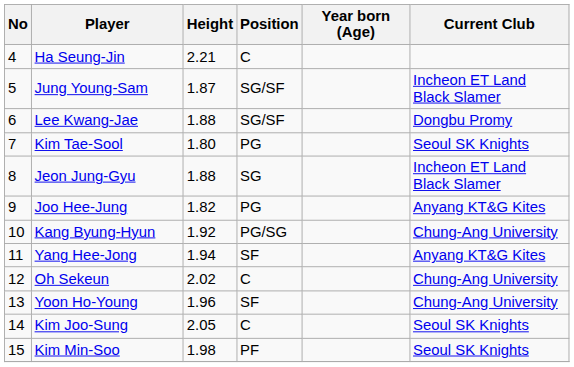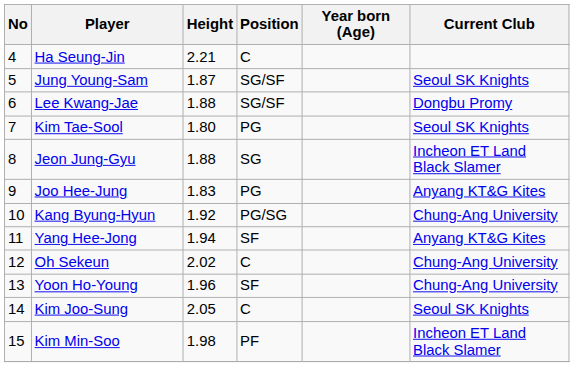(470, 88) Incheon ET Land Black Slamer -> (471, 80) Seoul SK Knights
(201, 208) 1.82 -> (201, 191) 1.83
(471, 349) Seoul SK Knights -> (470, 341) Incheon ET Land Black Slamer
